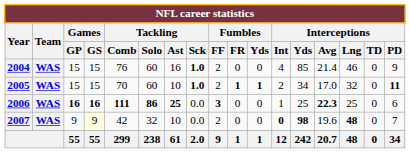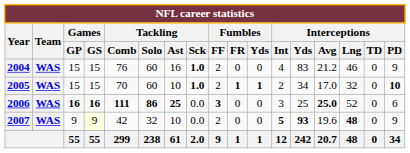(303, 68) 85 -> (303, 68) 83
(327, 68) 21.4 -> (327, 68) 21.2
(395, 85) 11 -> (395, 85) 10
(281, 103) 1 -> (281, 103) 3
(327, 103) 22.3 -> (327, 103) 25.0
(352, 103) 25 -> (352, 103) 52
(281, 121) 0 -> (281, 121) 5
(303, 121) 98 -> (303, 121) 93
(395, 121) 7 -> (395, 121) 9
